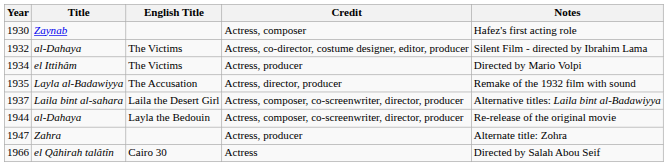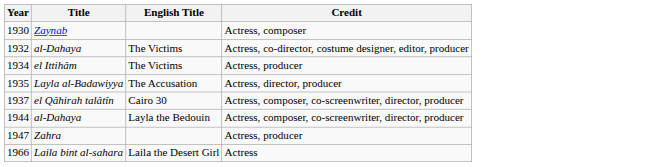- column: (567, 13)
(79, 100) Laila bint al-sahara -> (74, 100) el Qâhirah talâtîn
(174, 100) Laila the Desert Girl -> (148, 100) Cairo 30
(74, 153) el Qâhirah talâtîn -> (79, 153) Laila bint al-sahara
(148, 153) Cairo 30 -> (174, 153) Laila the Desert Girl
